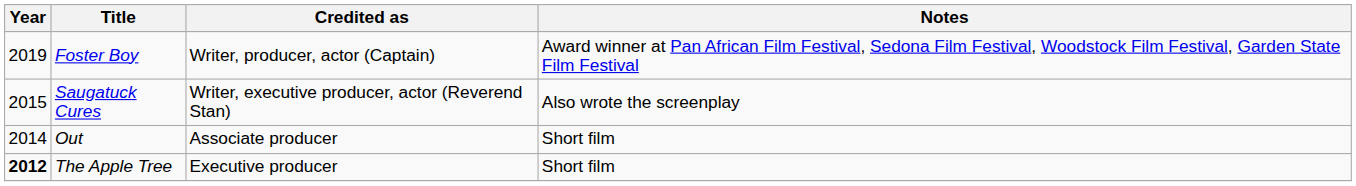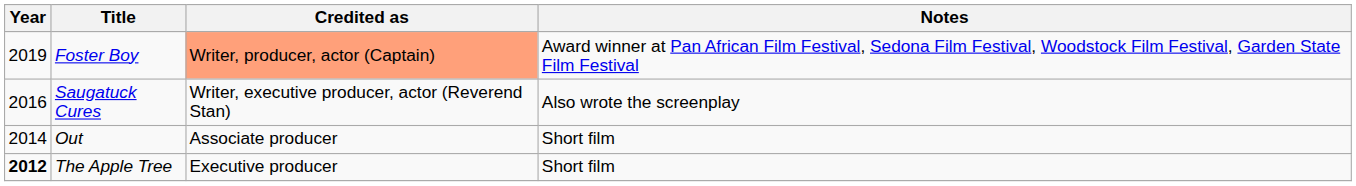(312, 55) no background -> (312, 55) lightsalmon background
(28, 102) 2015 -> (28, 102) 2016
